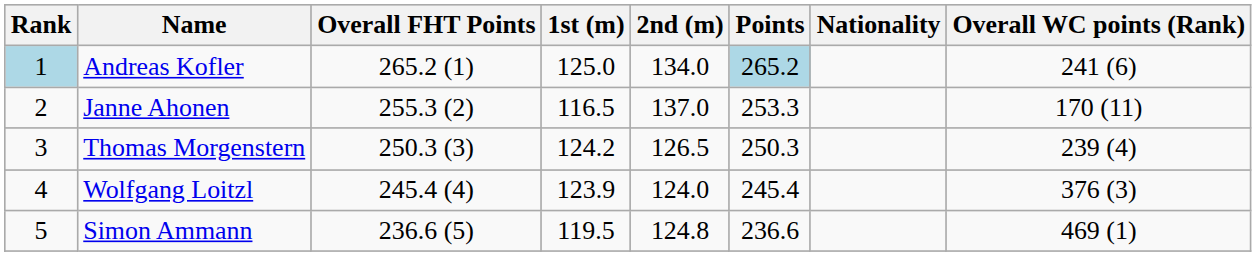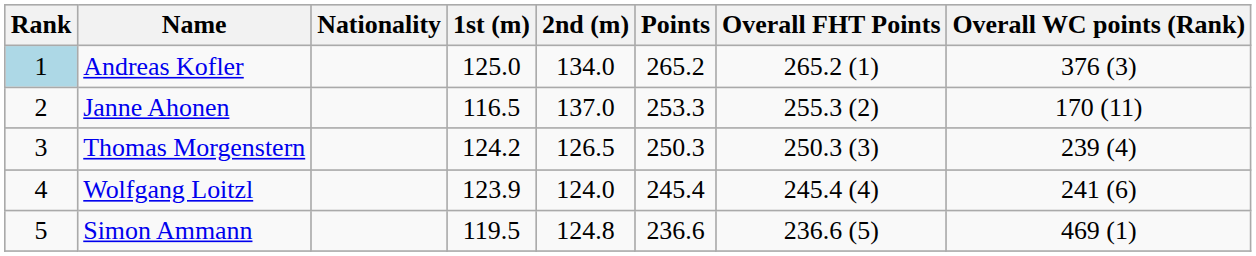columns swapped: (879, 25) <-> (426, 25)
(770, 66) lightblue background -> (676, 66) no background
(1099, 66) 241 (6) -> (1099, 66) 376 (3)
(1099, 189) 376 (3) -> (1099, 189) 241 (6)
